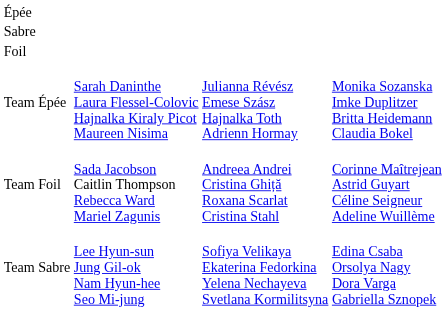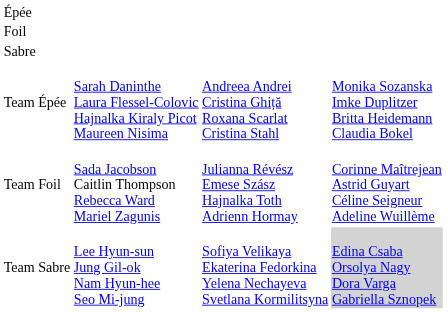rows swapped: (15, 51) <-> (20, 31)
(250, 110) Julianna Révész Emese Szász Hajnalka Toth Adrienn Hormay -> (247, 110) Andreea Andrei Cristina Ghiță Roxana Scarlat Cristina Stahl
(247, 193) Andreea Andrei Cristina Ghiță Roxana Scarlat Cristina Stahl -> (250, 193) Julianna Révész Emese Szász Hajnalka Toth Adrienn Hormay
(384, 275) no background -> (384, 275) lightgrey background
